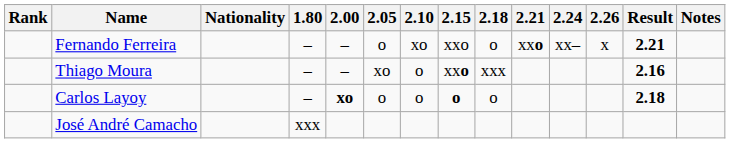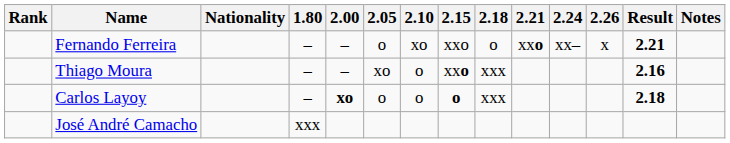(493, 97) o -> (493, 97) xxx
